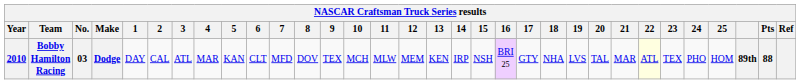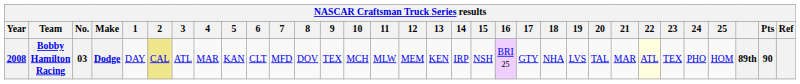(16, 58) 2010 -> (16, 58) 2008
(160, 58) no background -> (160, 58) khaki background
(768, 58) 88 -> (768, 58) 90
